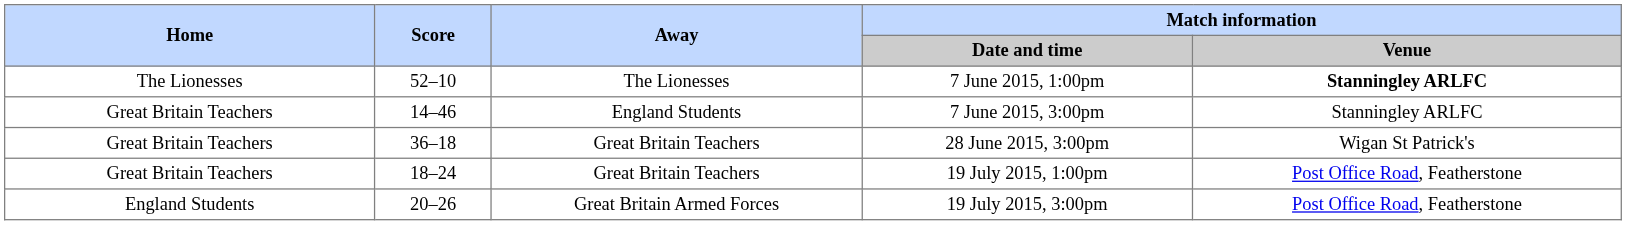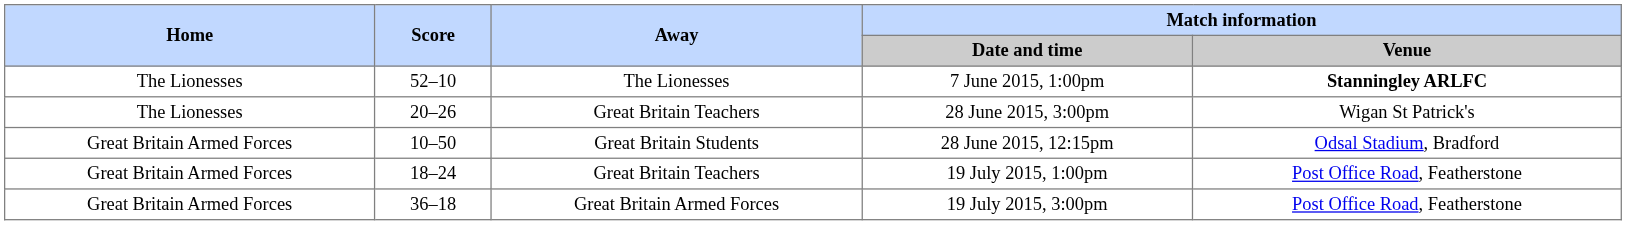- row: (1027, 112)
(190, 142) Great Britain Teachers -> (190, 112) The Lionesses
(433, 142) 36–18 -> (433, 112) 20–26
+ row: (1027, 142)
(190, 173) Great Britain Teachers -> (190, 173) Great Britain Armed Forces
(190, 204) England Students -> (190, 204) Great Britain Armed Forces
(433, 204) 20–26 -> (433, 204) 36–18
